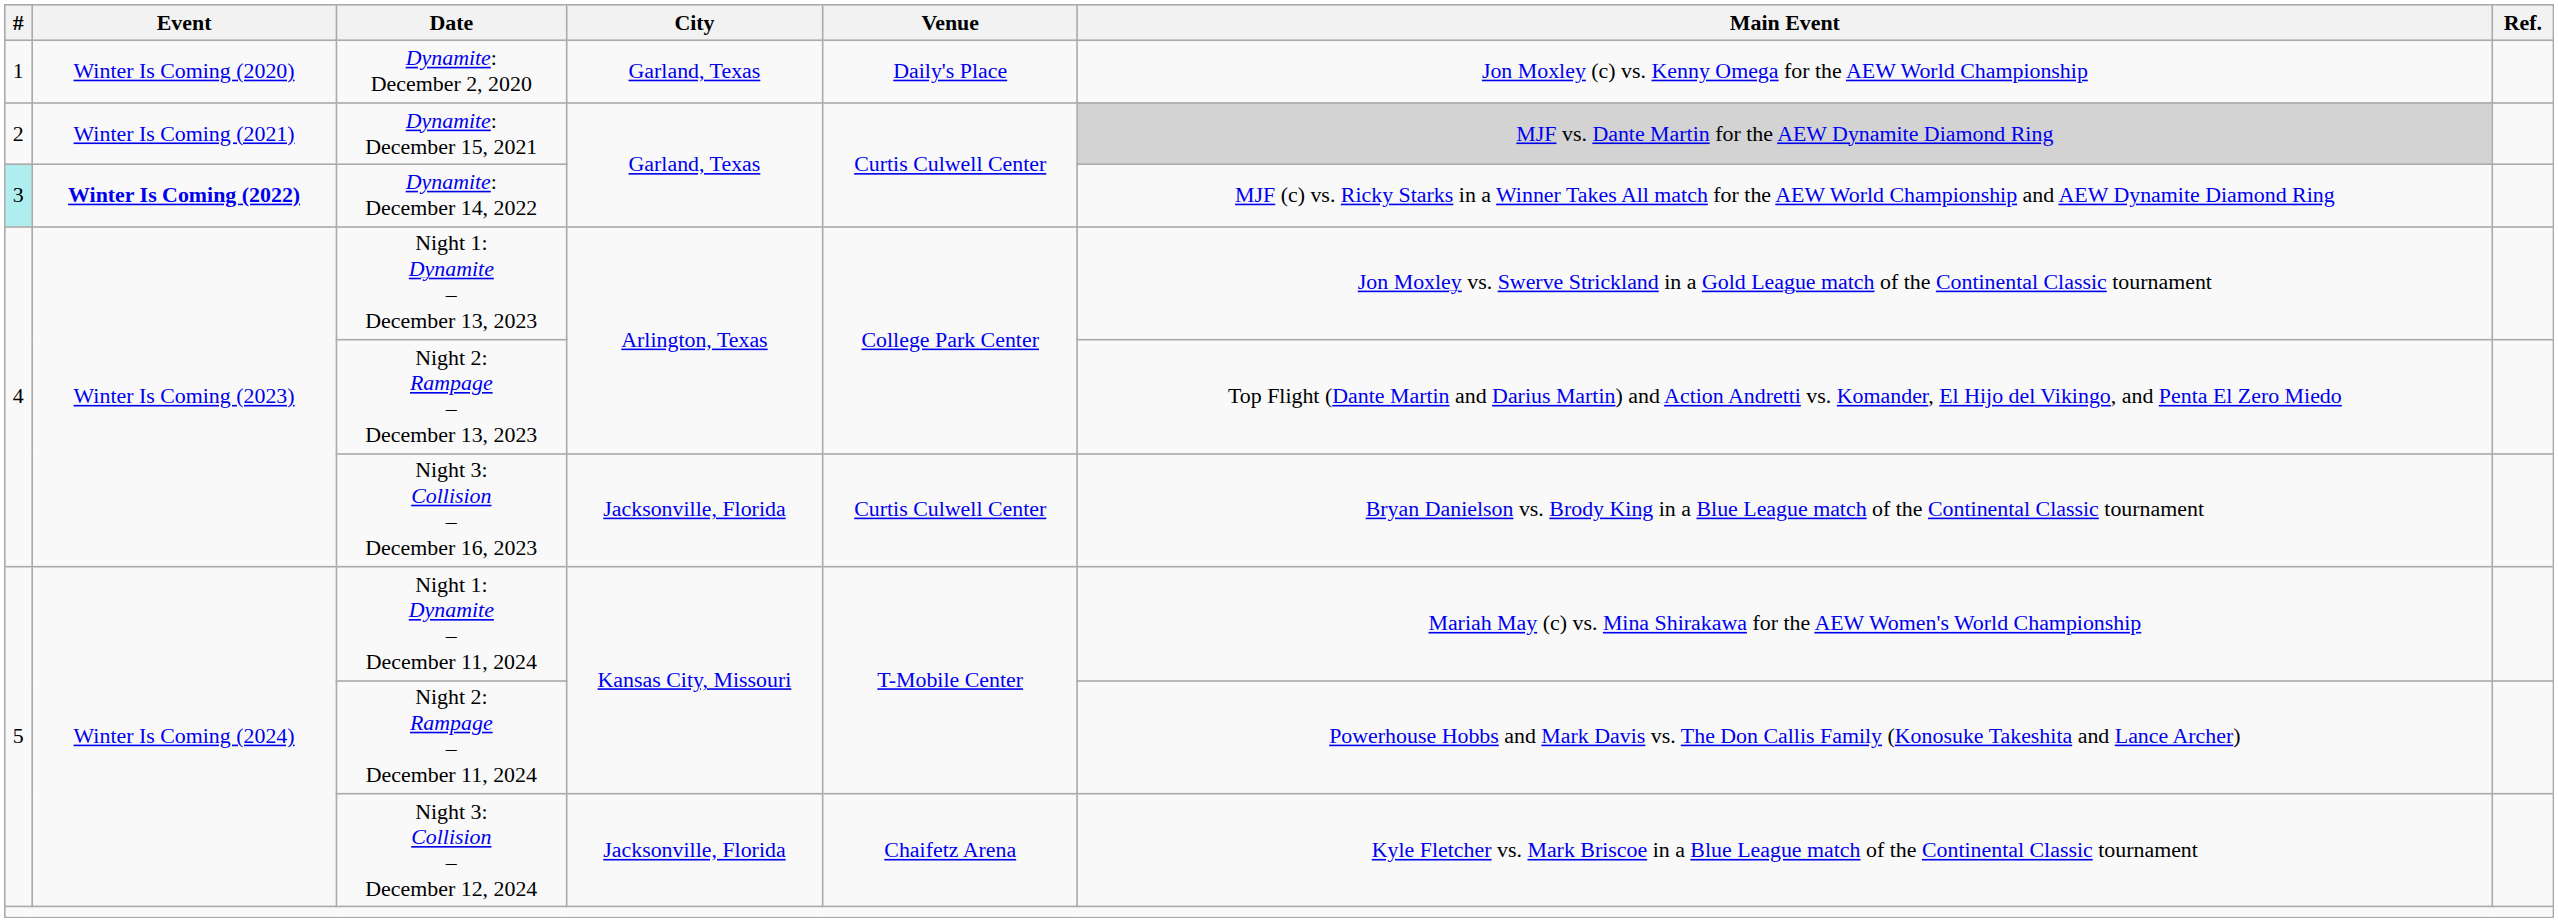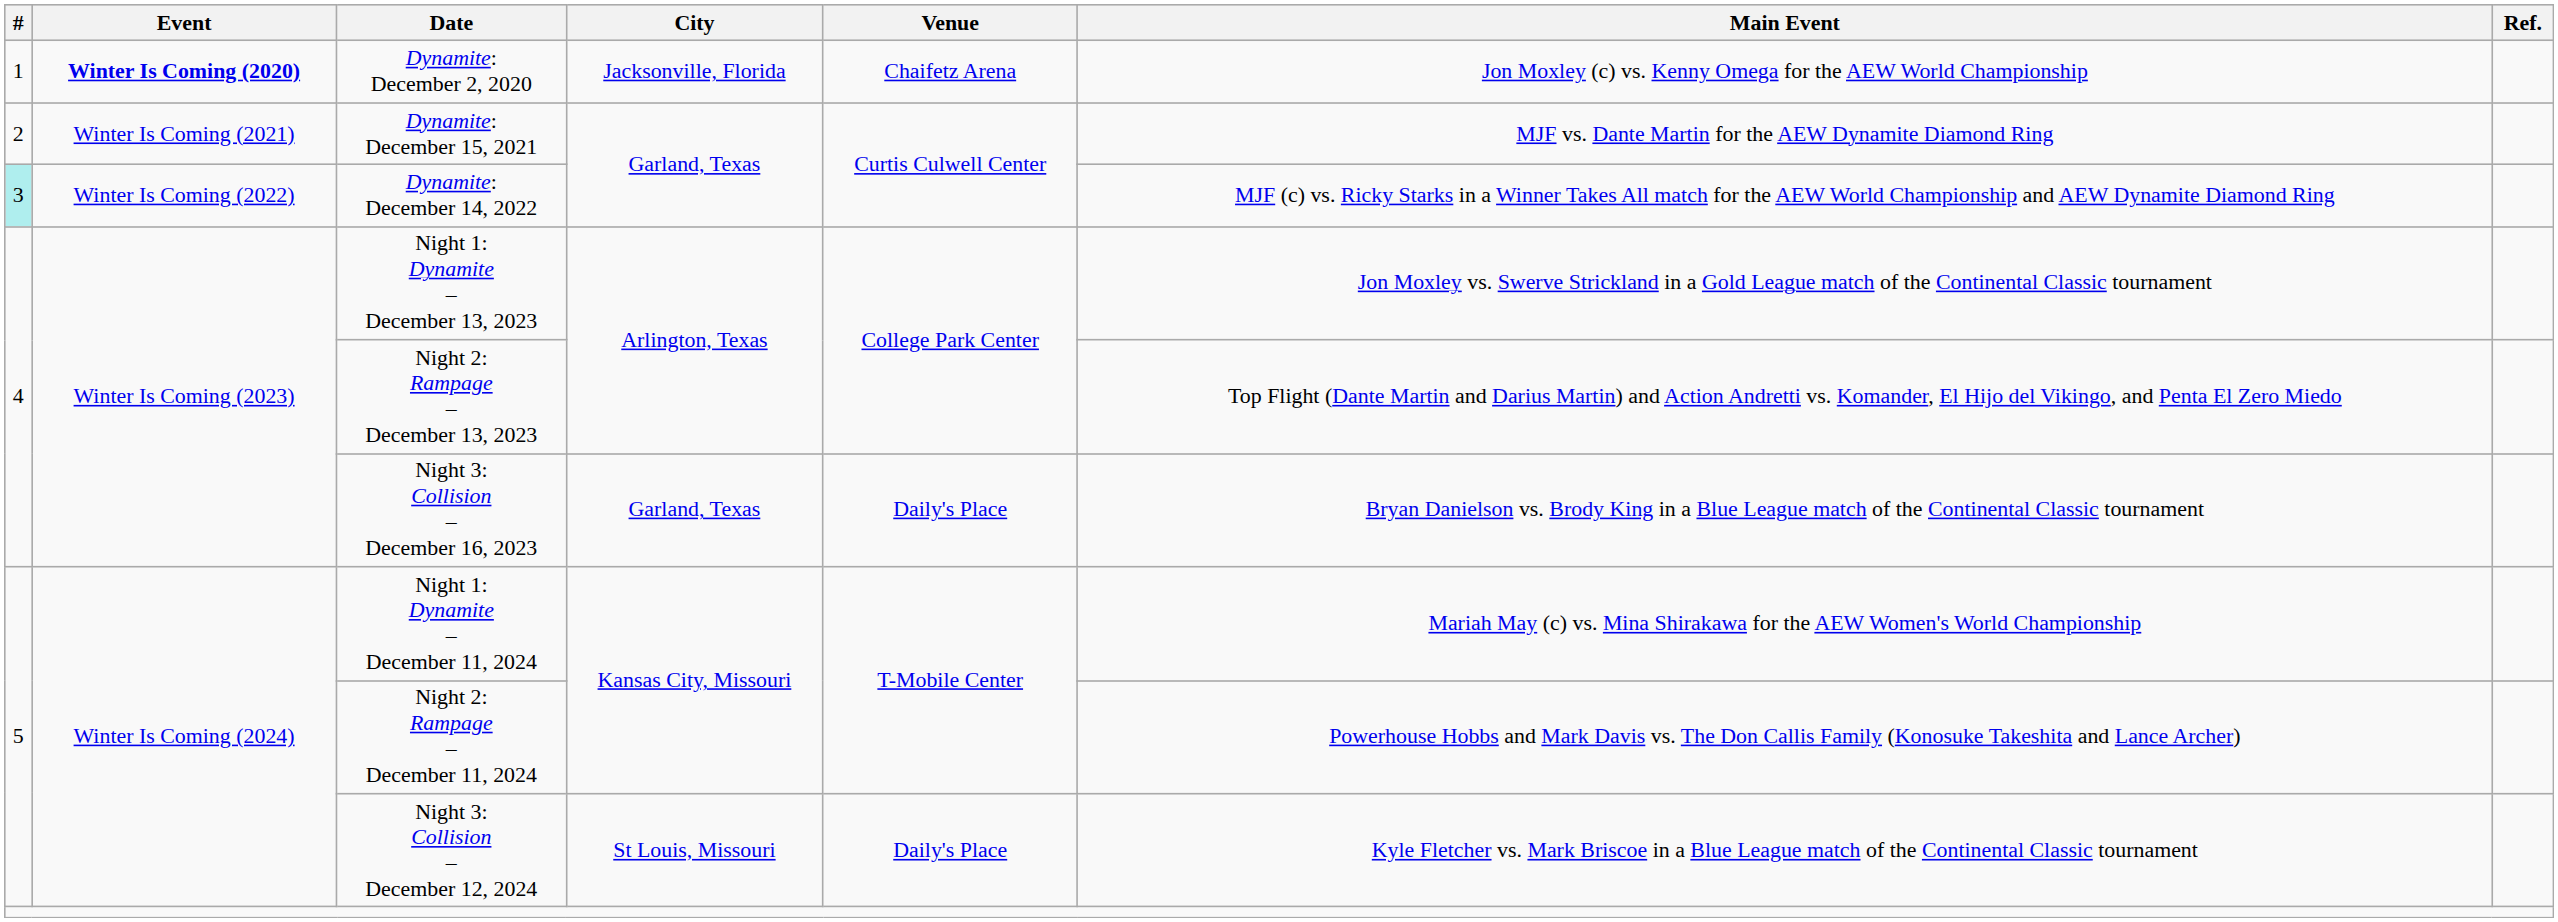(184, 71) normal -> (184, 71) bold
(694, 71) Garland, Texas -> (694, 71) Jacksonville, Florida
(950, 71) Daily's Place -> (950, 71) Chaifetz Arena
(1785, 133) lightgrey background -> (1785, 133) no background
(184, 194) bold -> (184, 194) normal
(694, 509) Jacksonville, Florida -> (694, 509) Garland, Texas
(950, 509) Curtis Culwell Center -> (950, 509) Daily's Place
(694, 849) Jacksonville, Florida -> (694, 849) St Louis, Missouri
(950, 849) Chaifetz Arena -> (950, 849) Daily's Place
